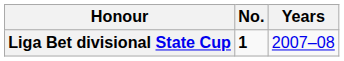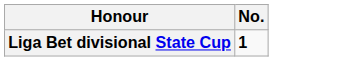- column: (303, 17)
